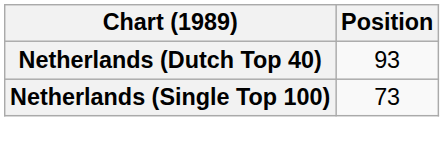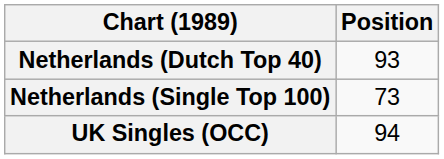+ row: (170, 134)
